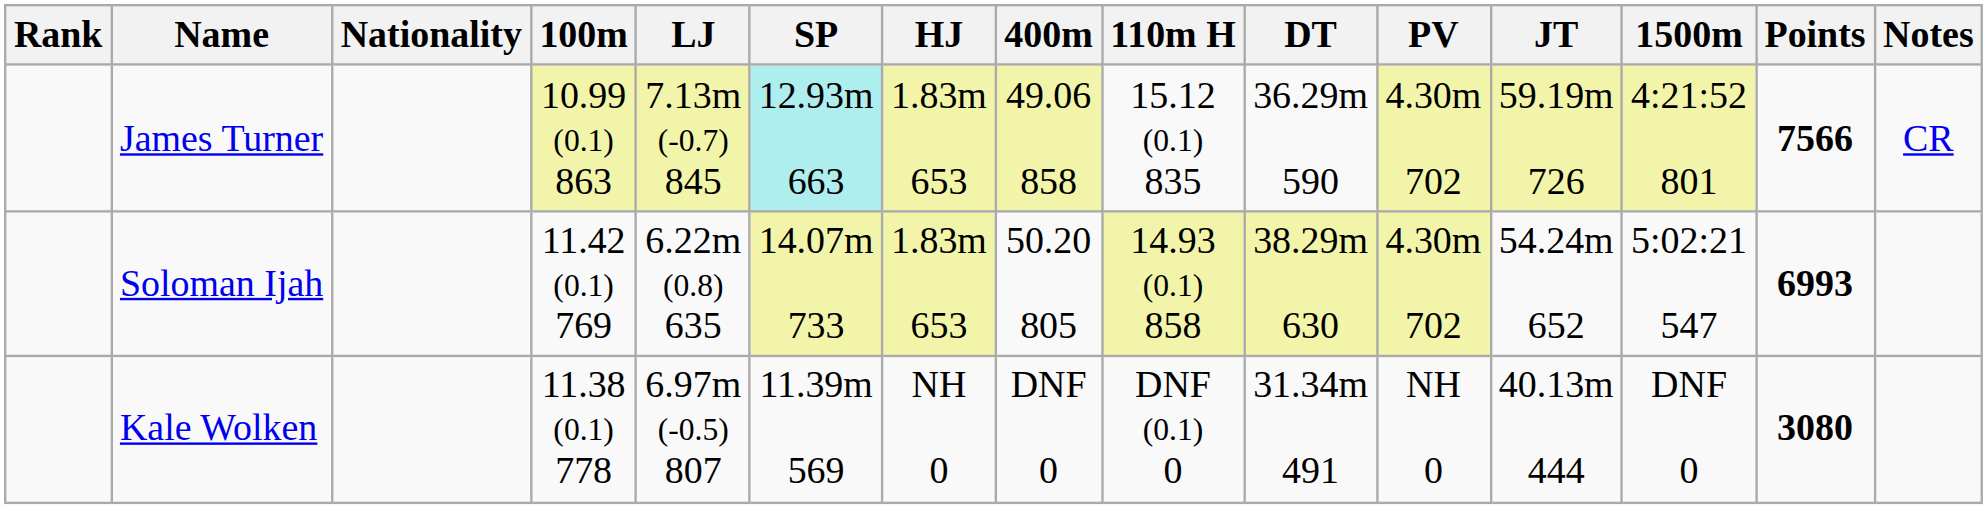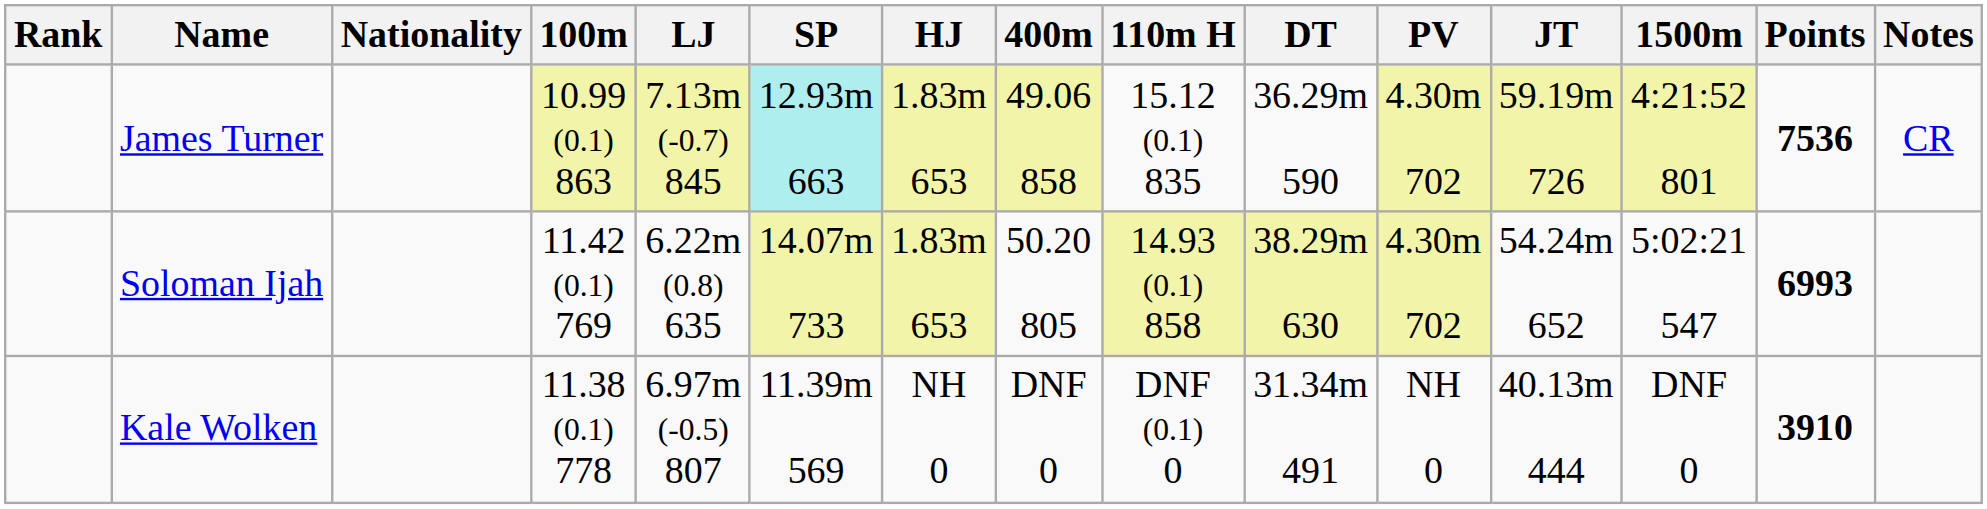(1815, 137) 7566 -> (1815, 137) 7536
(1815, 428) 3080 -> (1815, 428) 3910
